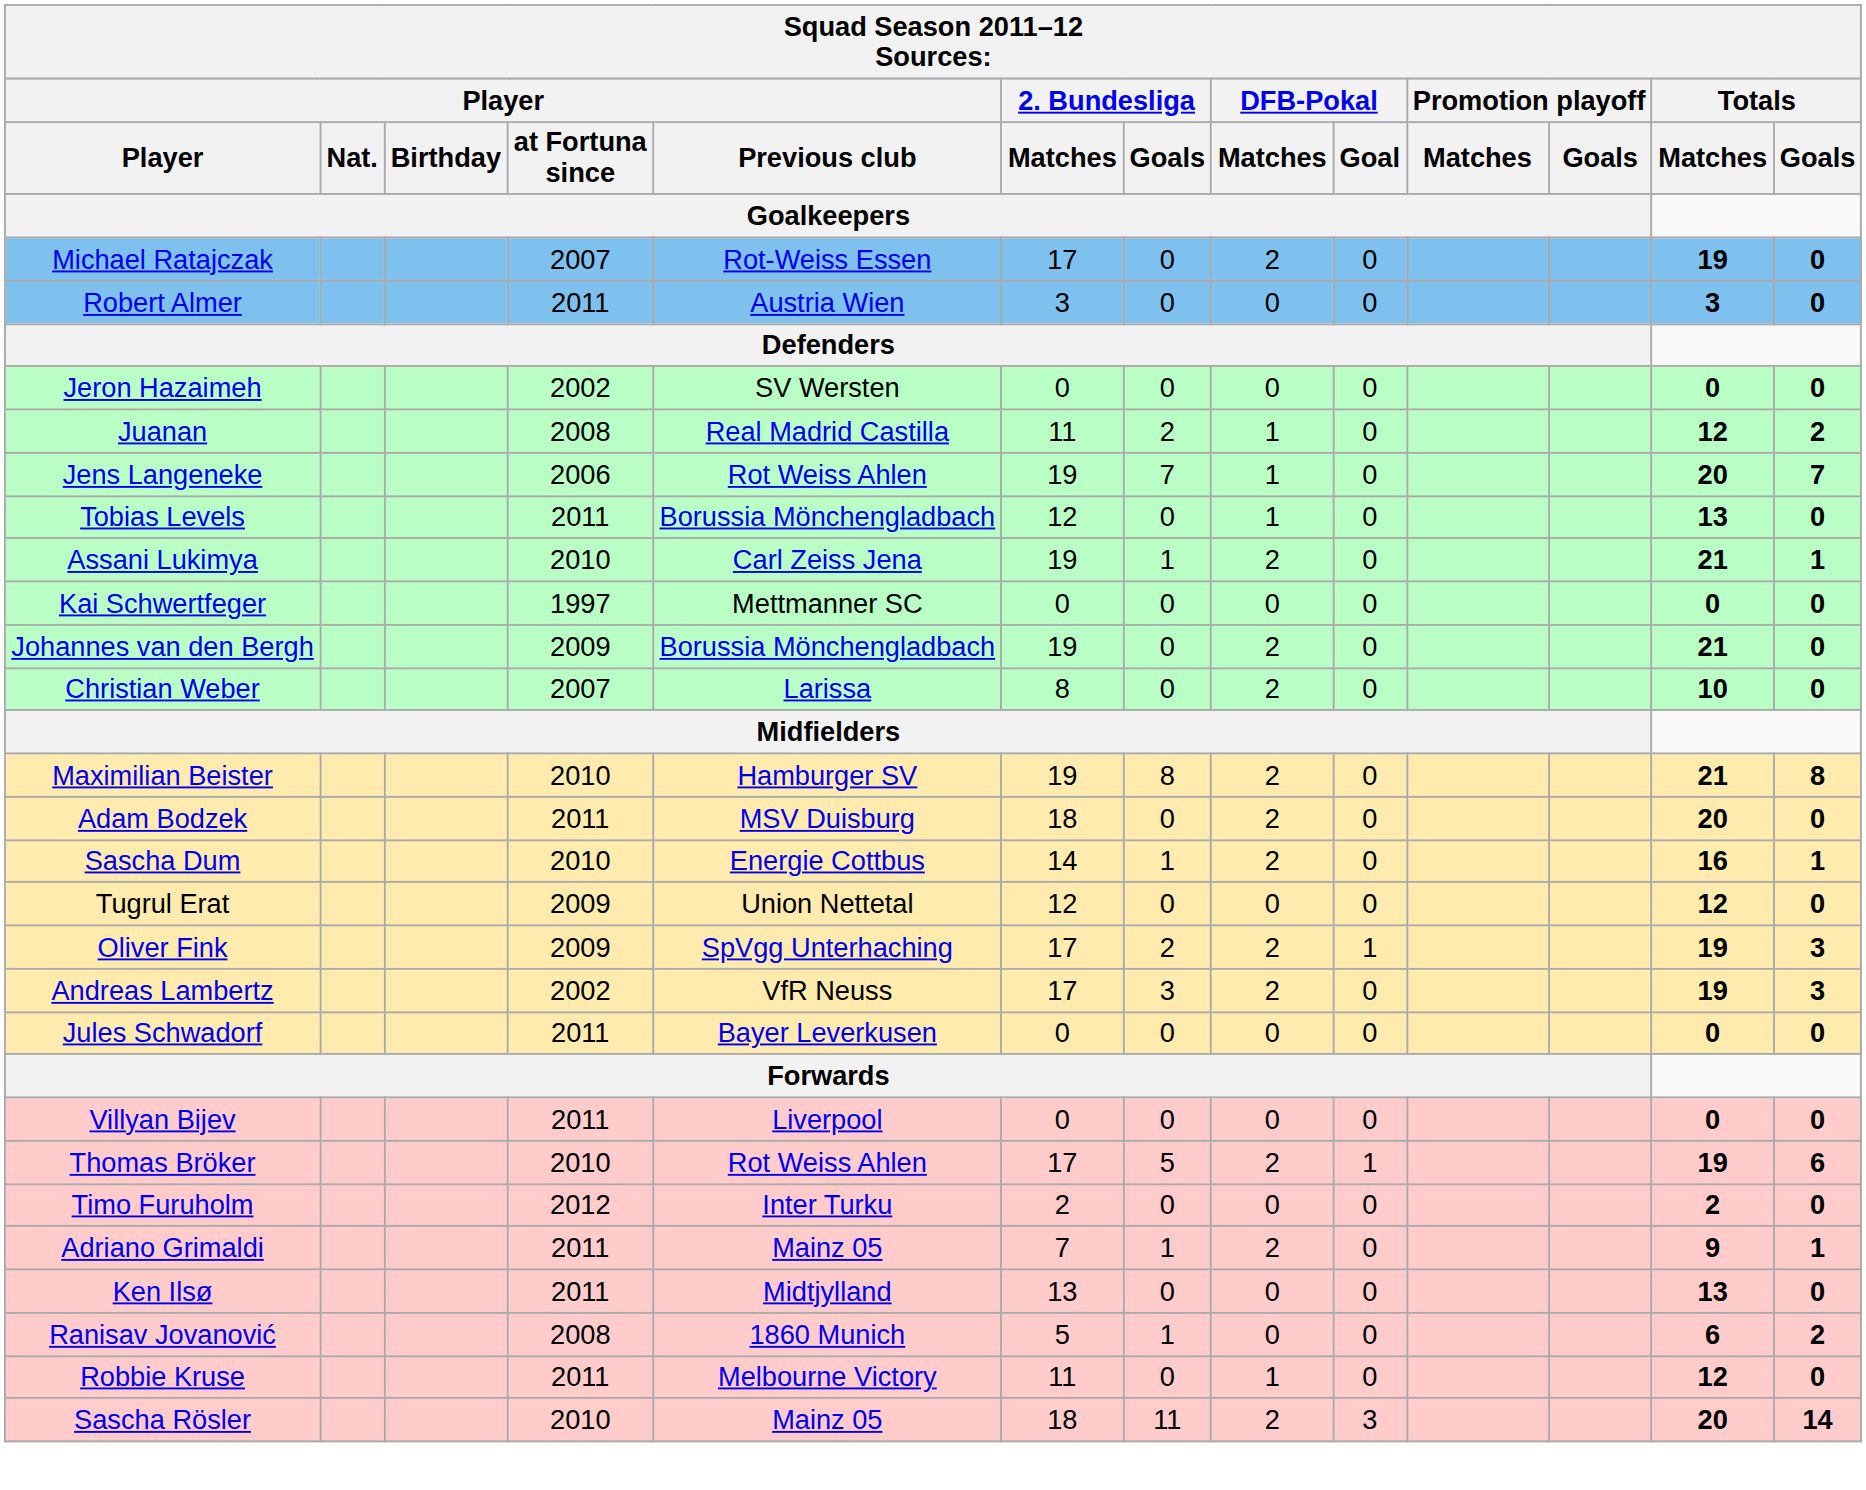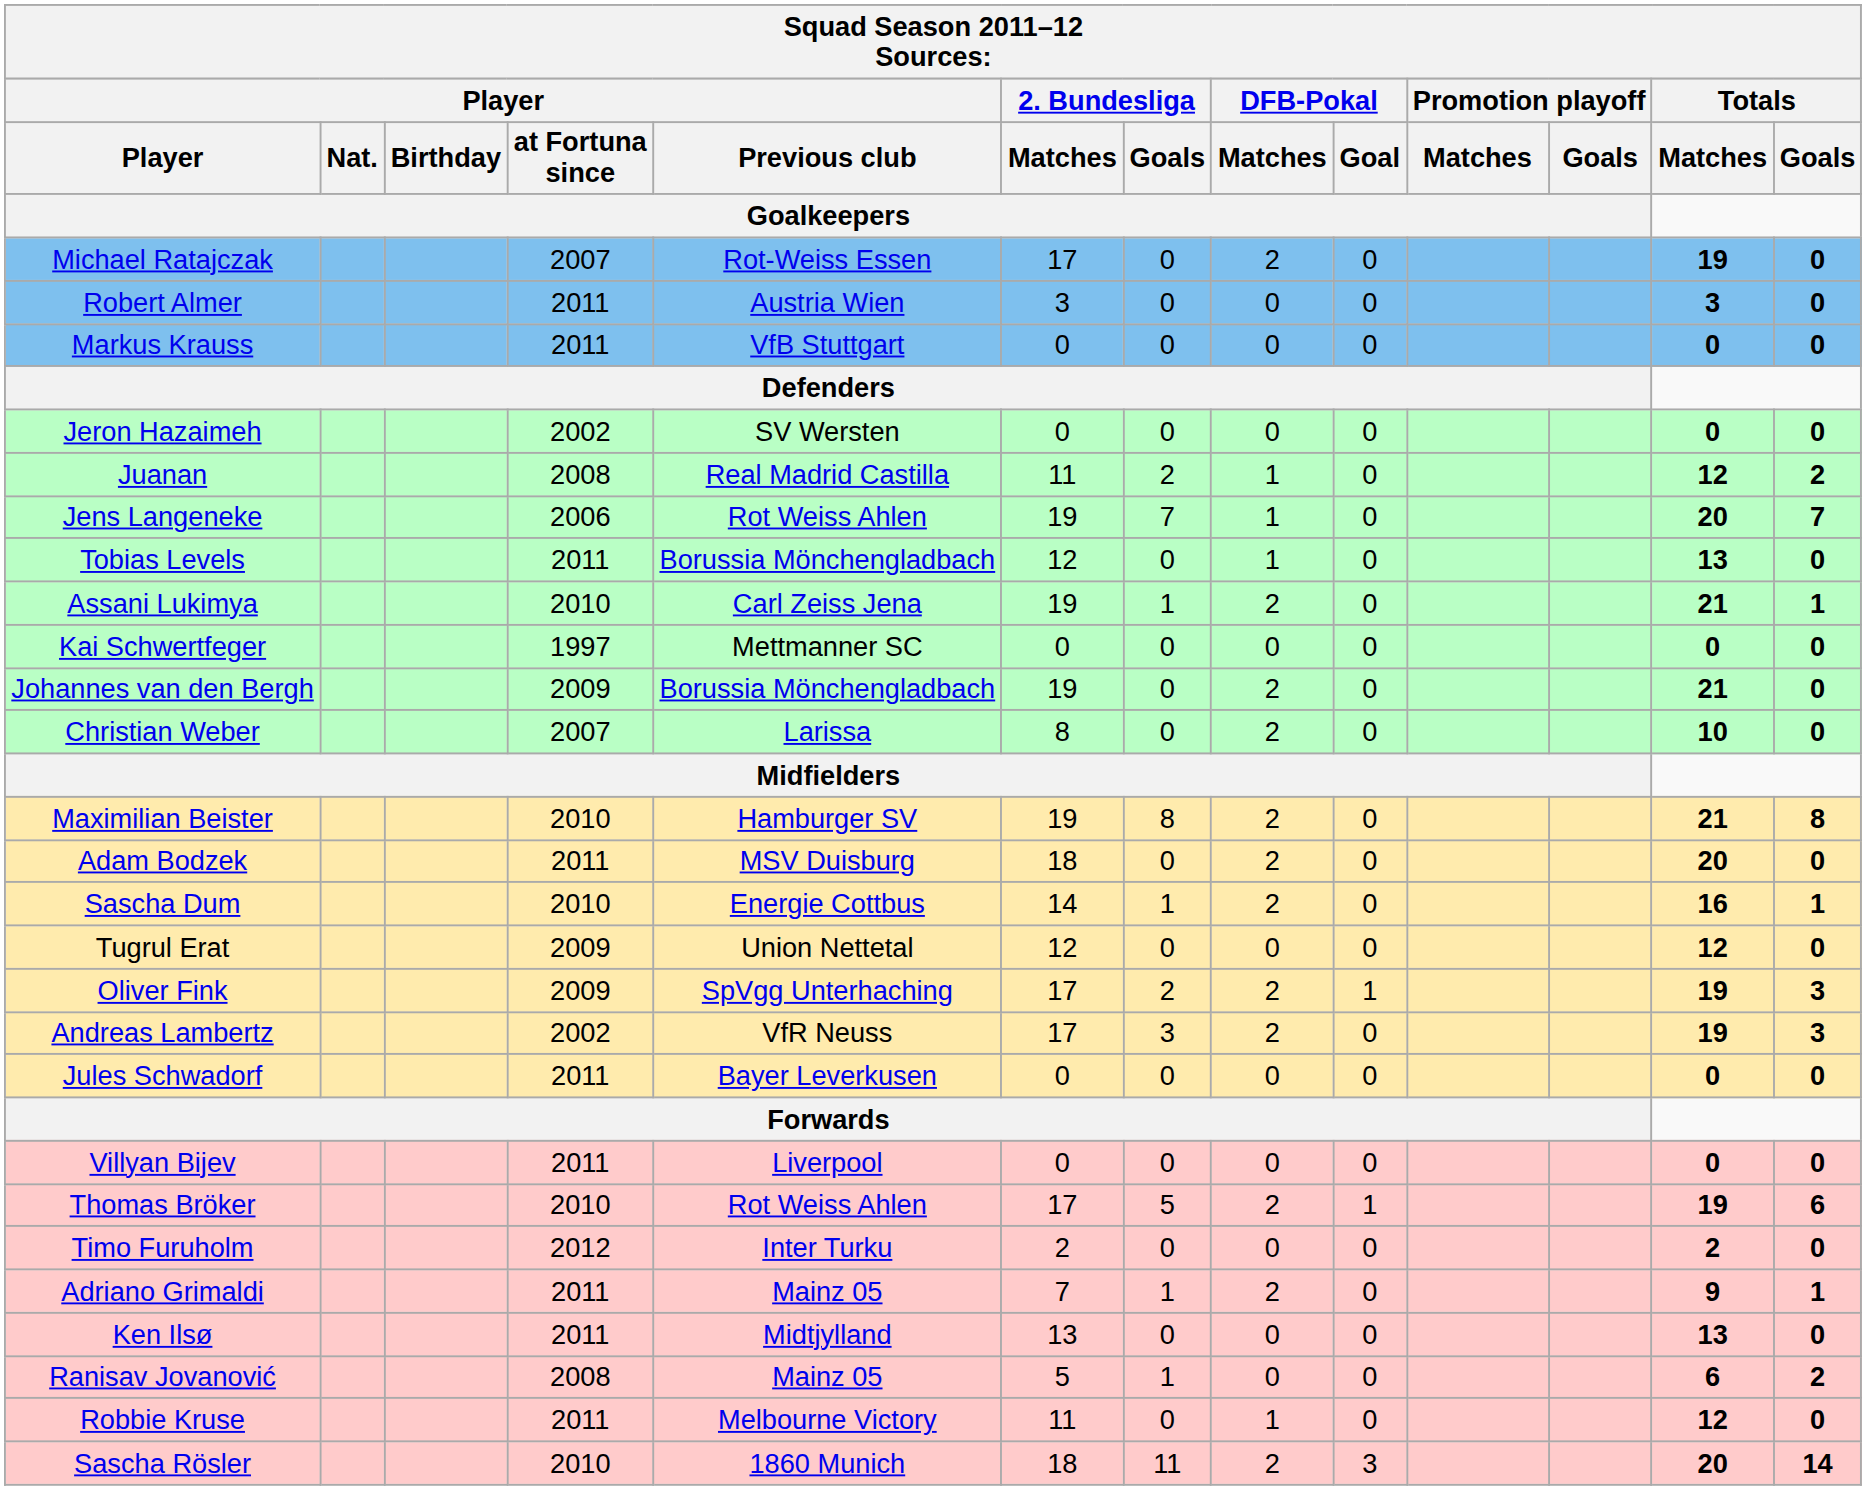+ row: (163, 345)
(827, 1334) 1860 Munich -> (827, 1377) Mainz 05
(827, 1420) Mainz 05 -> (827, 1463) 1860 Munich
